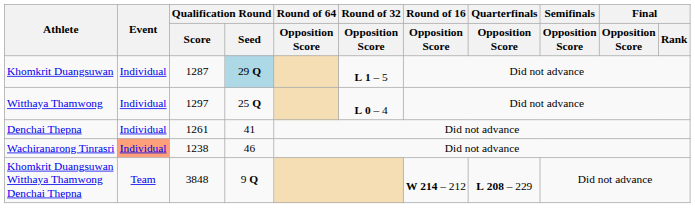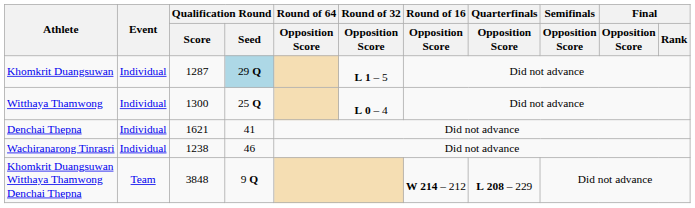(197, 104) 1297 -> (197, 104) 1300
(197, 129) 1261 -> (197, 129) 1621
(143, 148) lightsalmon background -> (143, 148) no background
